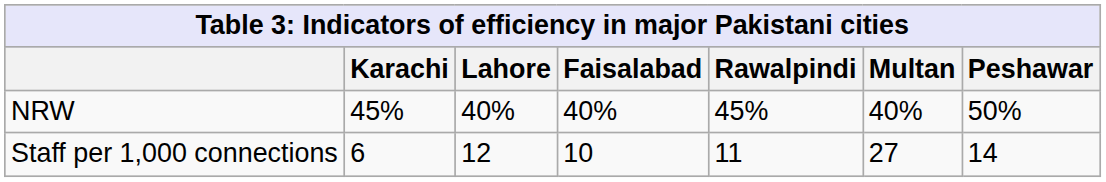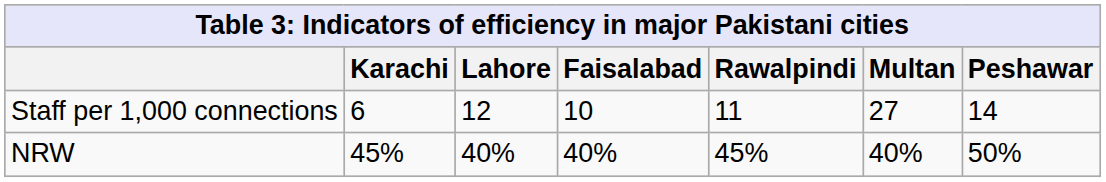rows swapped: (43, 111) <-> (174, 153)
